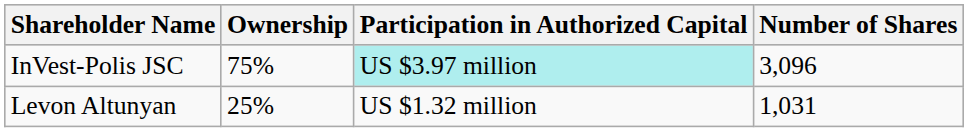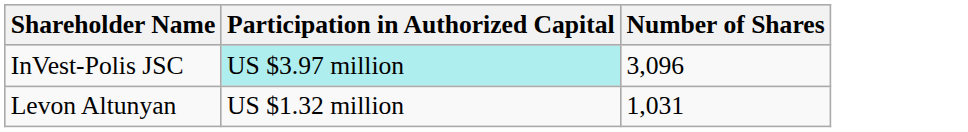- column: (288, 24)
